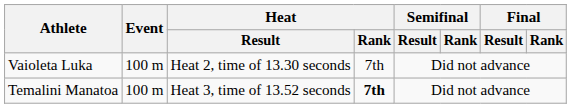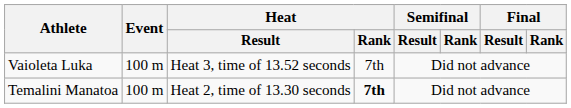(261, 65) Heat 2, time of 13.30 seconds -> (261, 65) Heat 3, time of 13.52 seconds
(261, 90) Heat 3, time of 13.52 seconds -> (261, 90) Heat 2, time of 13.30 seconds
